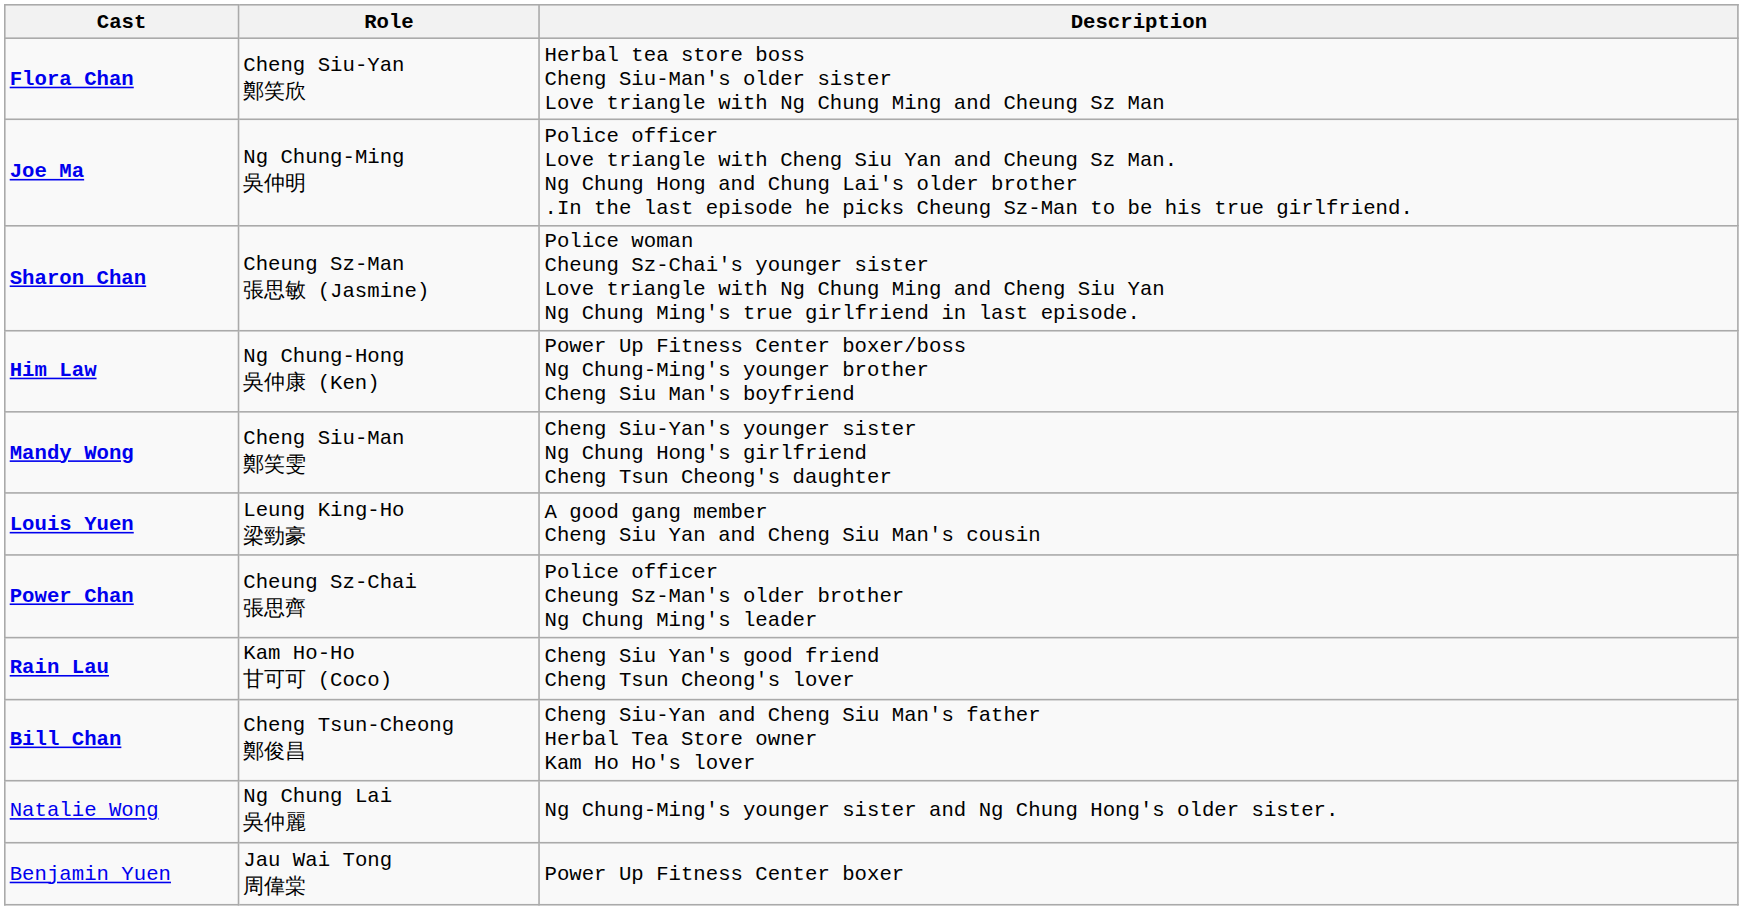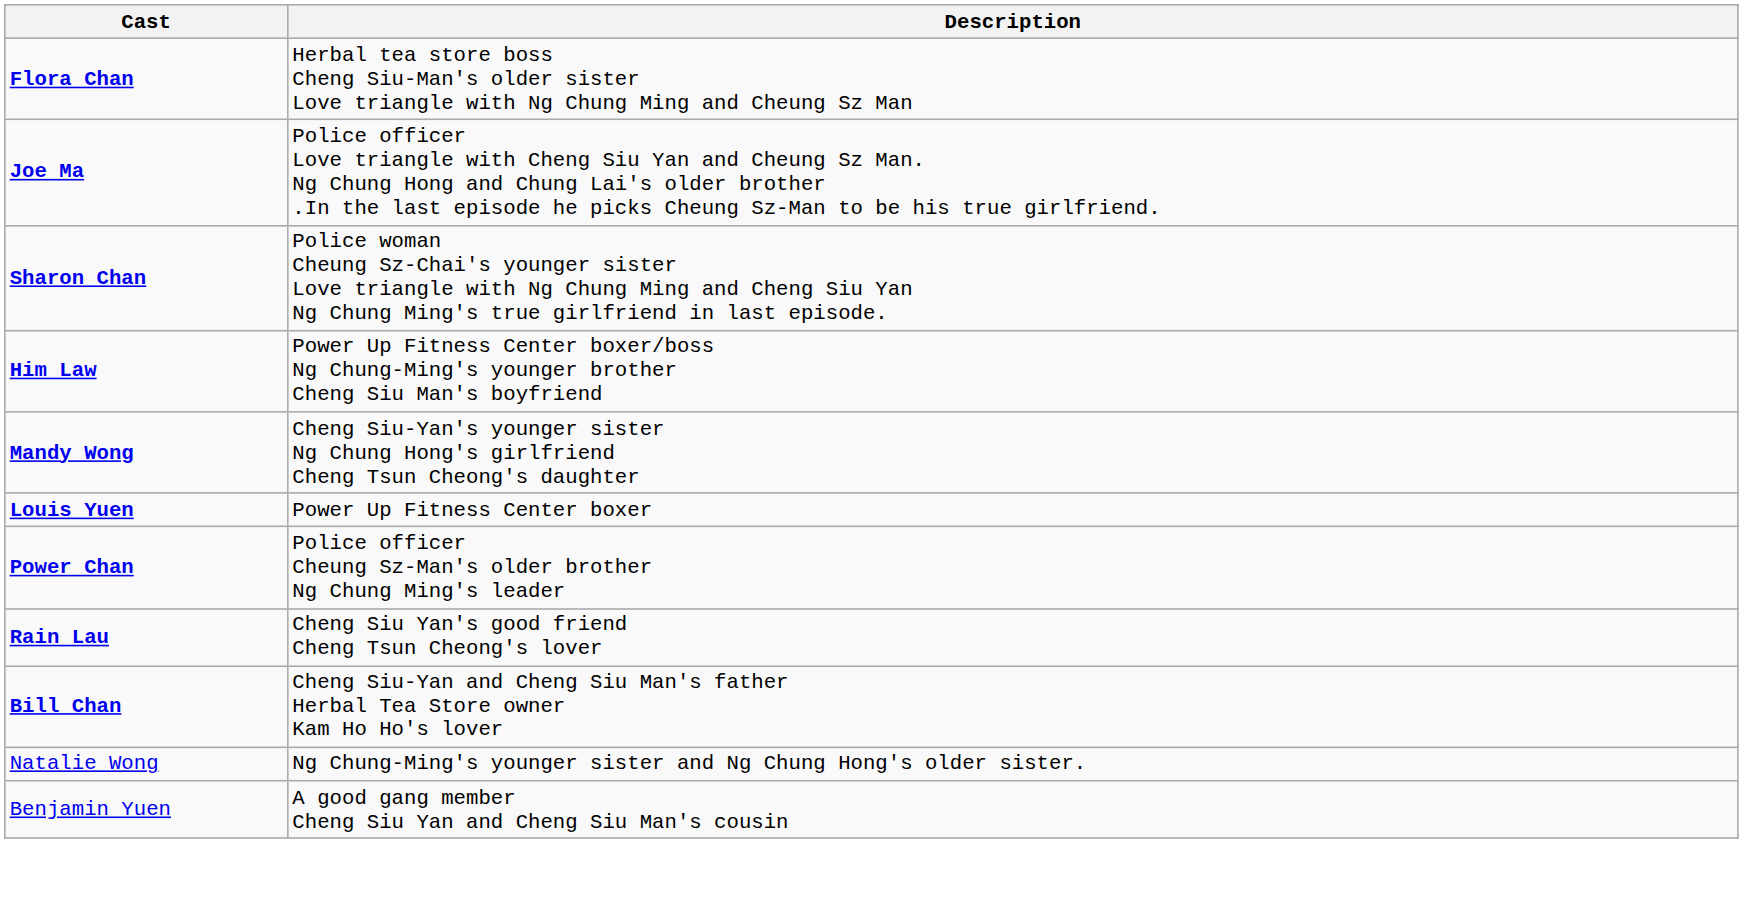- column: (389, 22)
(793, 524) A good gang member Cheng Siu Yan and Cheng Siu Man's cousin -> (472, 510) Power Up Fitness Center boxer
(724, 874) Power Up Fitness Center boxer -> (540, 810) A good gang member Cheng Siu Yan and Cheng Siu Man's cousin
